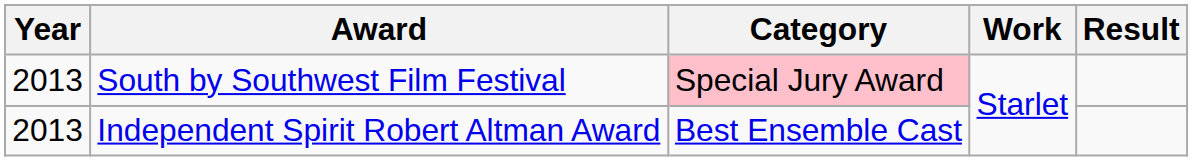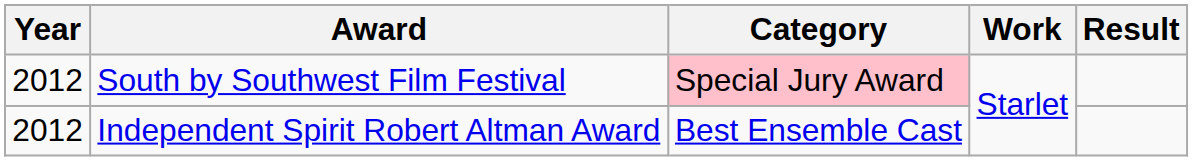(48, 79) 2013 -> (48, 79) 2012
(48, 130) 2013 -> (48, 130) 2012
